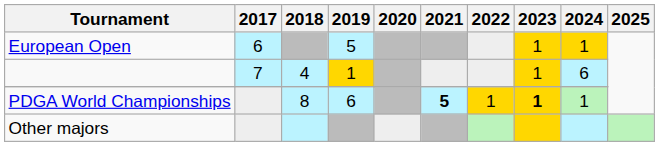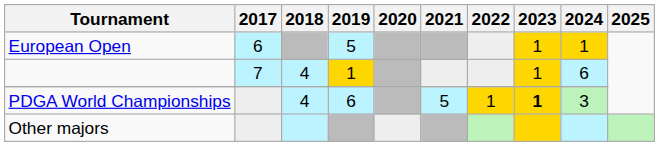(304, 101) 8 -> (304, 101) 4
(444, 101) bold -> (444, 101) normal
(584, 101) 1 -> (584, 101) 3
